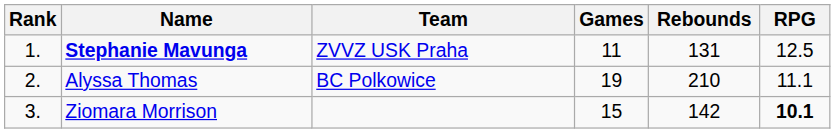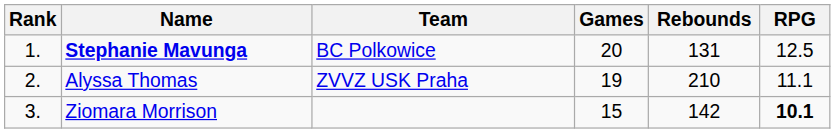(392, 50) ZVVZ USK Praha -> (376, 50) BC Polkowice
(612, 50) 11 -> (612, 50) 20
(376, 81) BC Polkowice -> (392, 81) ZVVZ USK Praha
